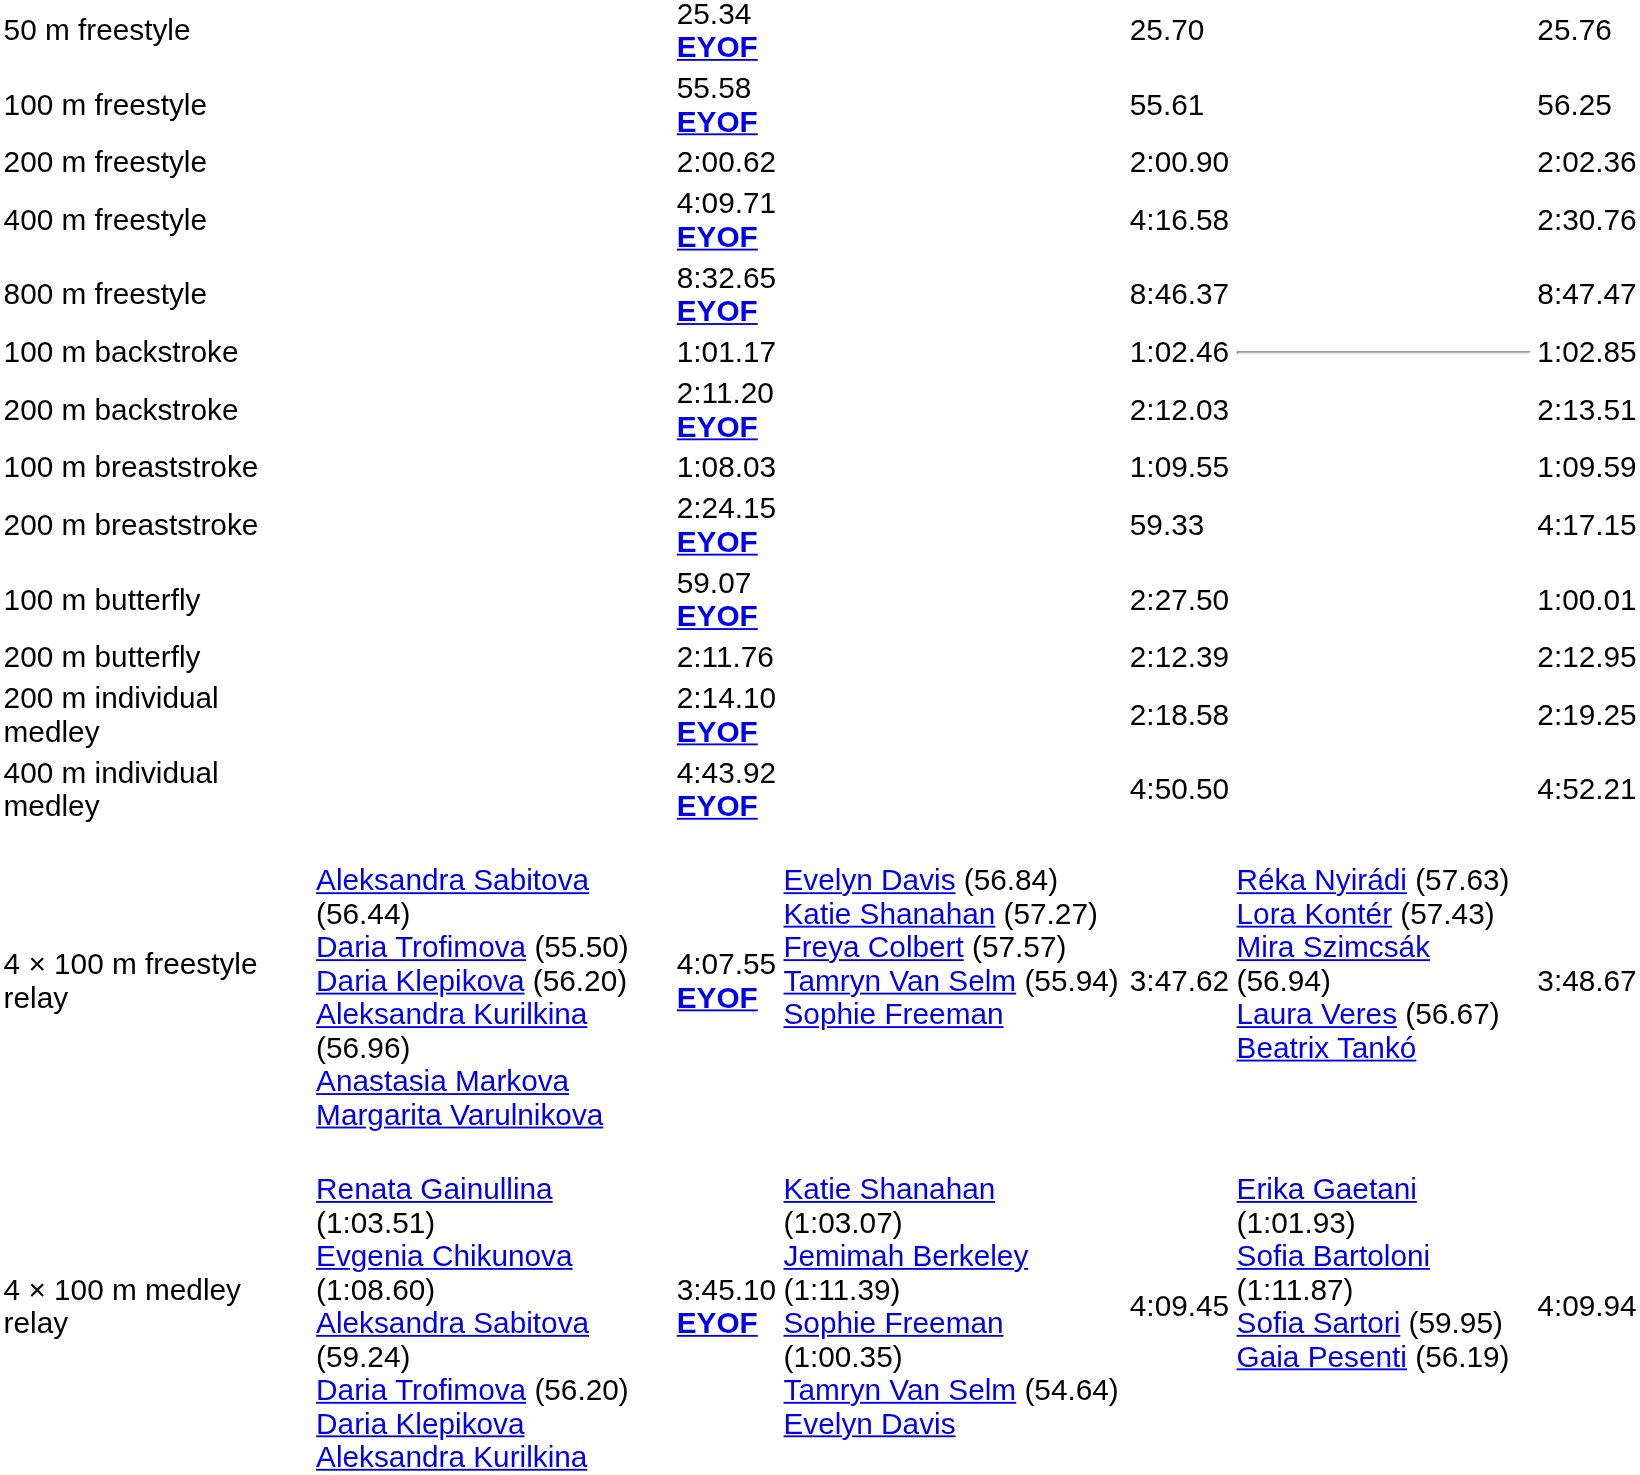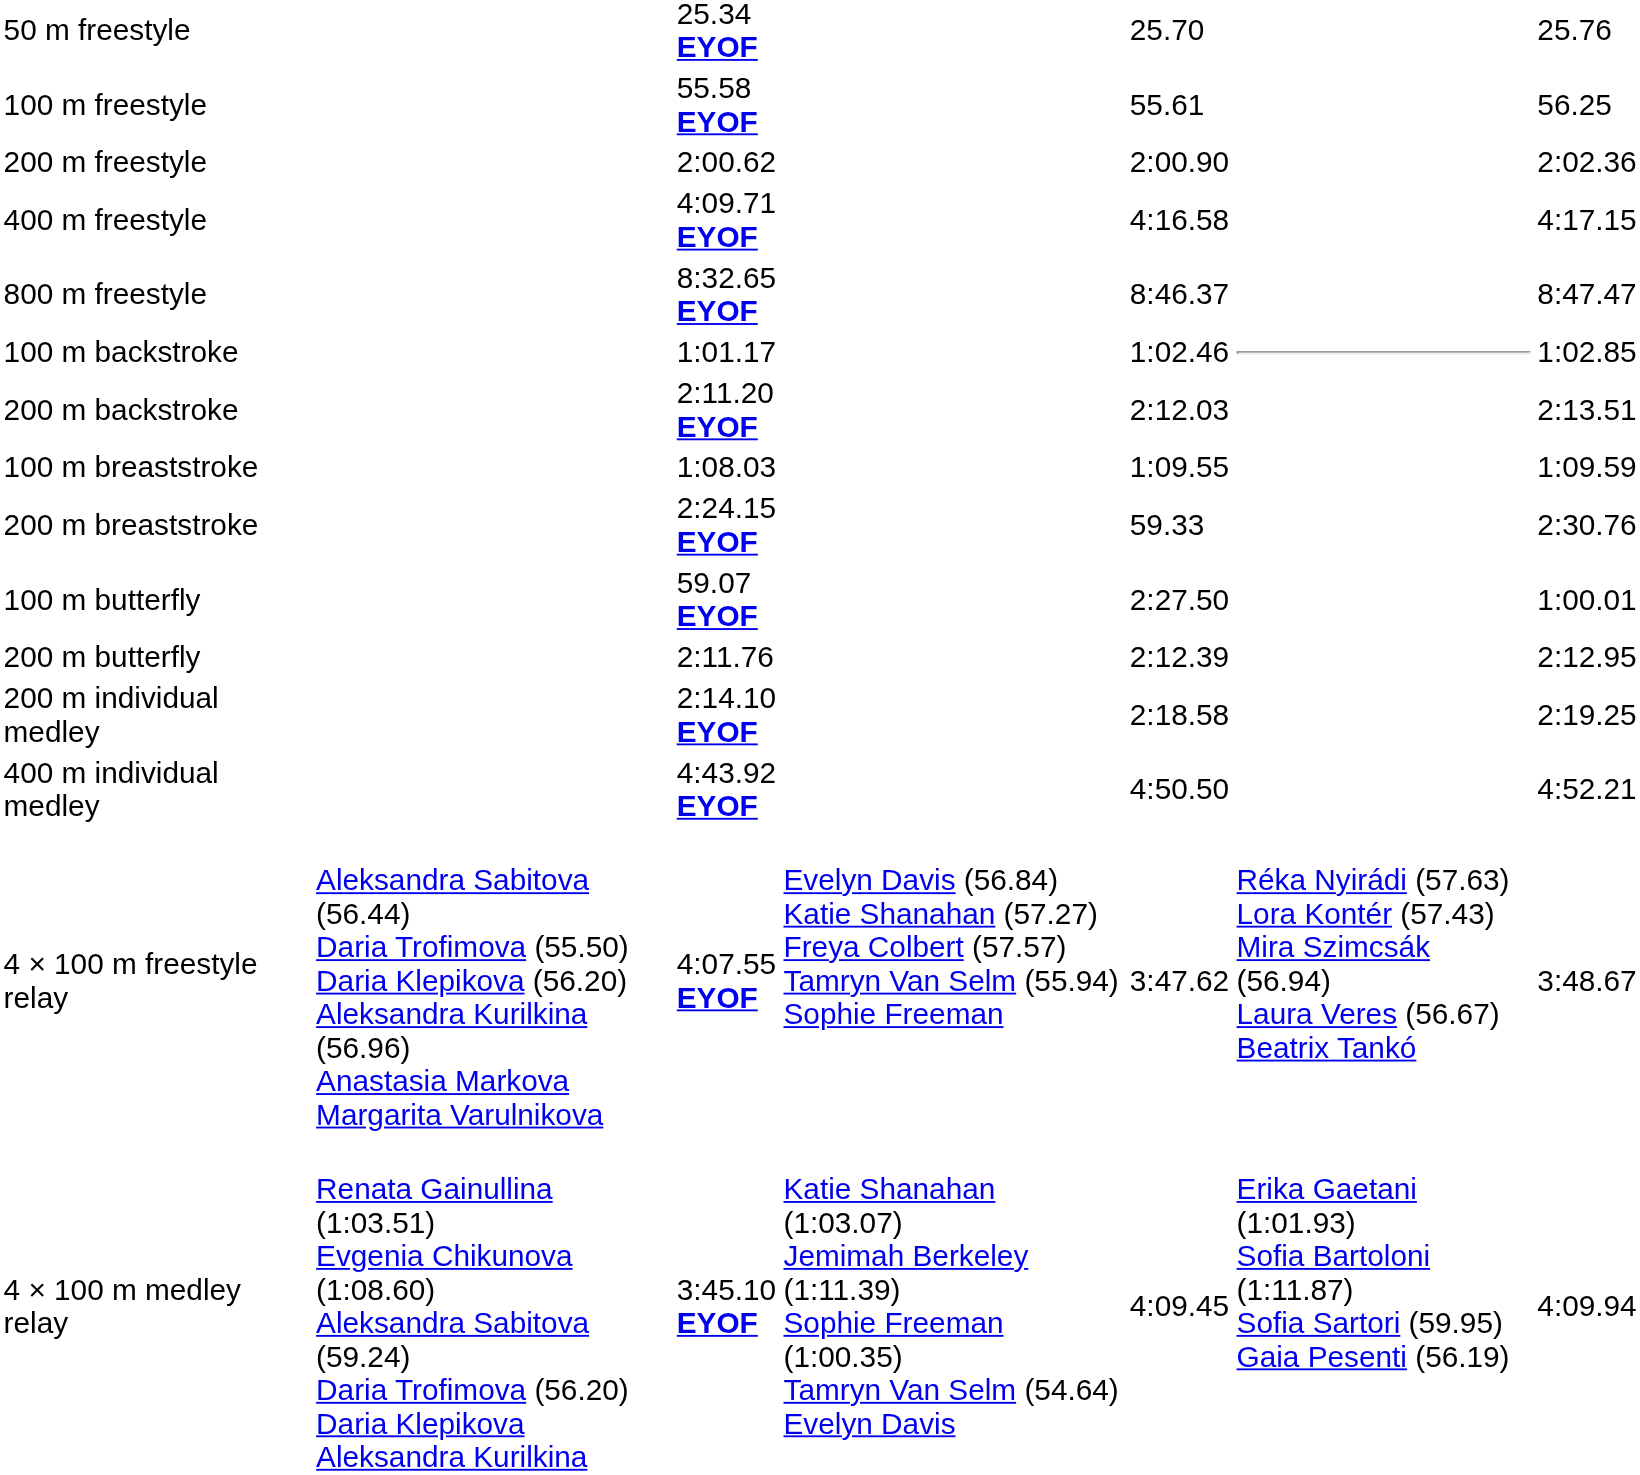(1587, 220) 2:30.76 -> (1587, 220) 4:17.15
(1587, 525) 4:17.15 -> (1587, 525) 2:30.76
